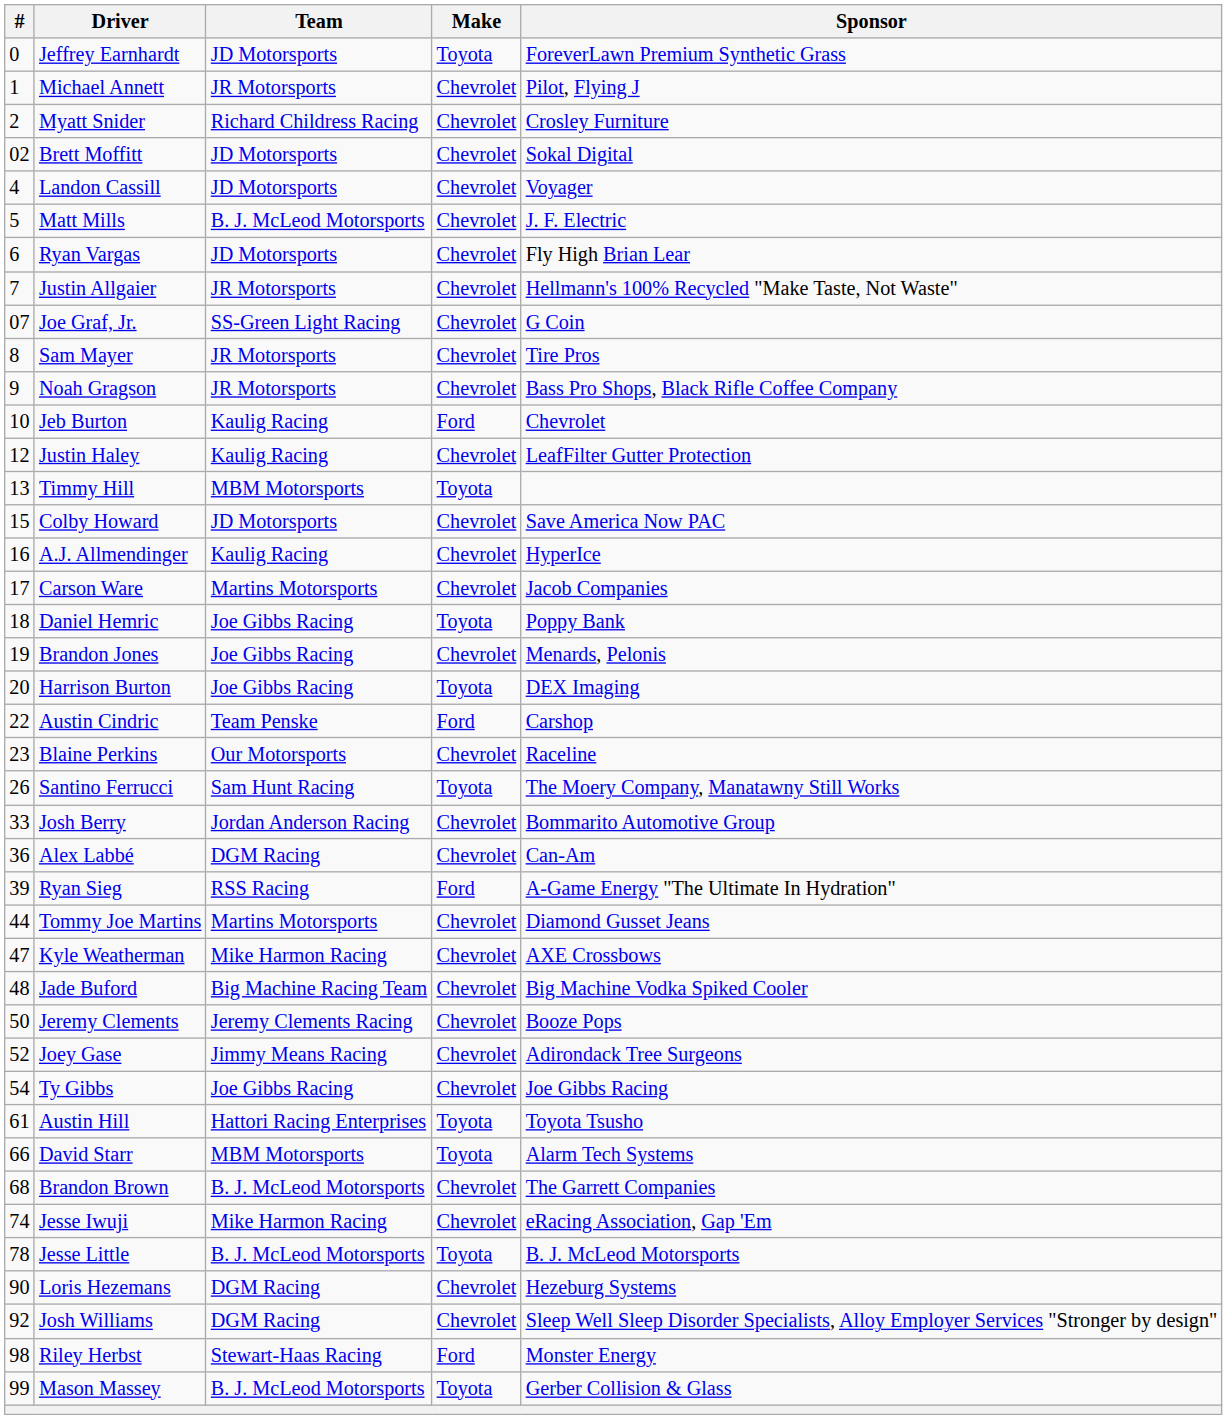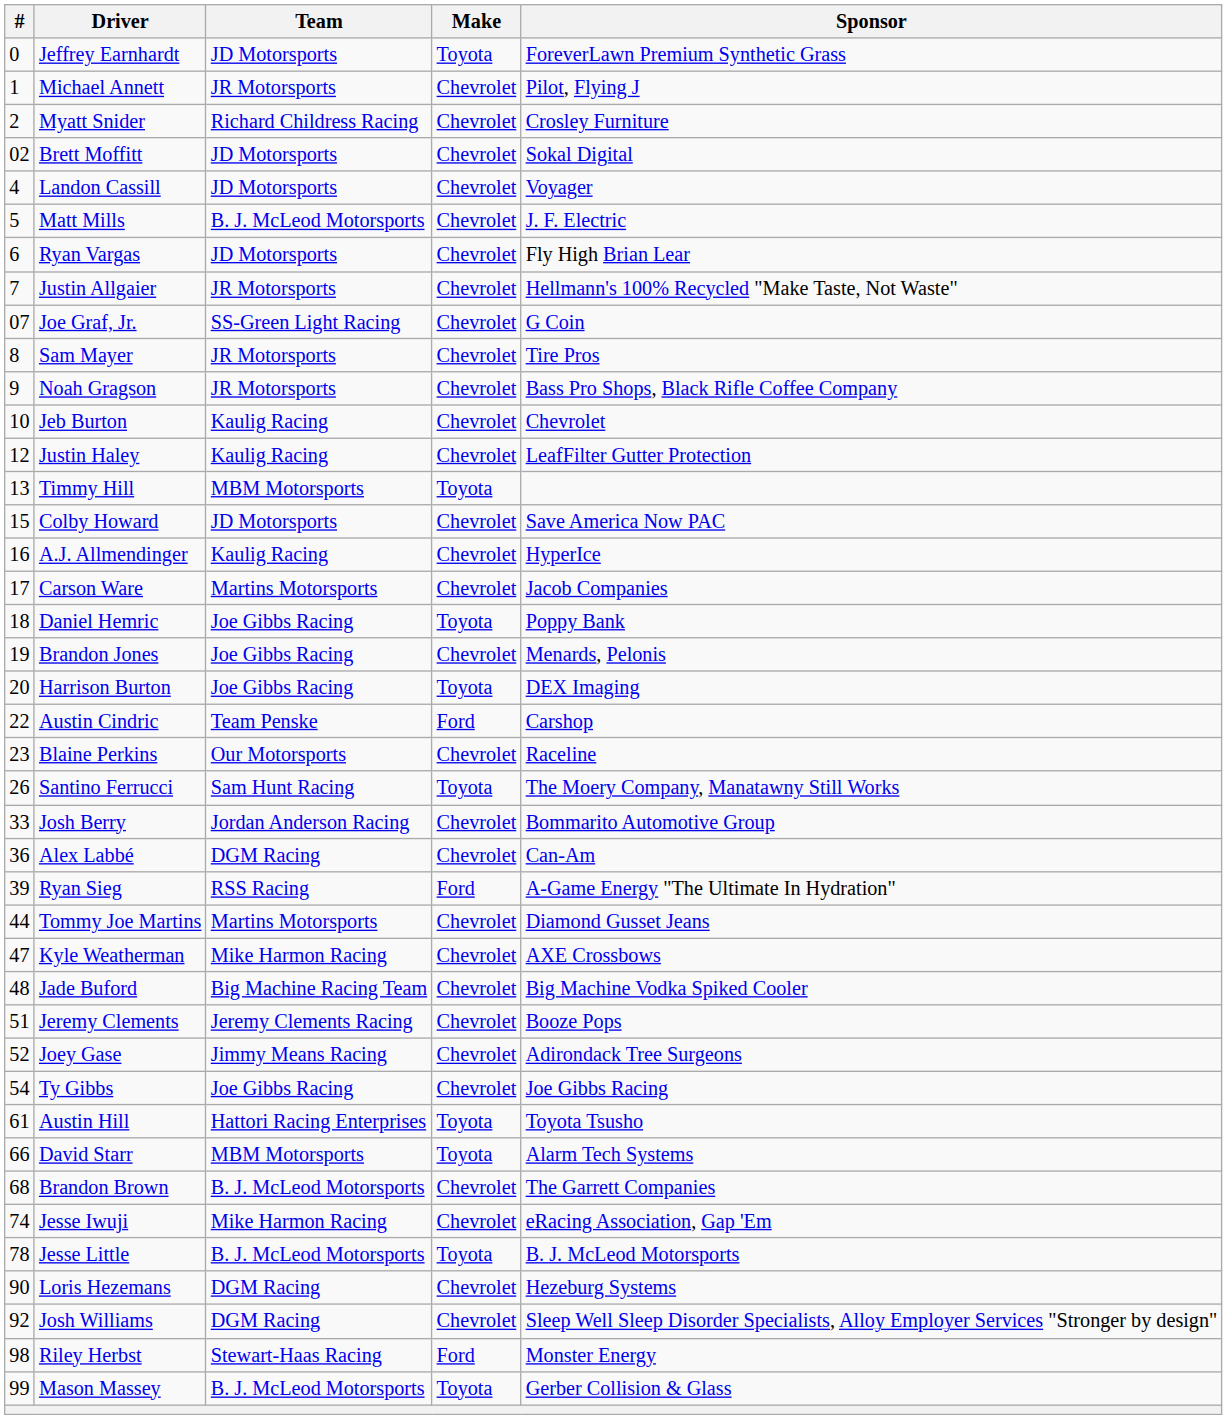(456, 421) Ford -> (476, 421) Chevrolet
(19, 1021) 50 -> (19, 1021) 51
